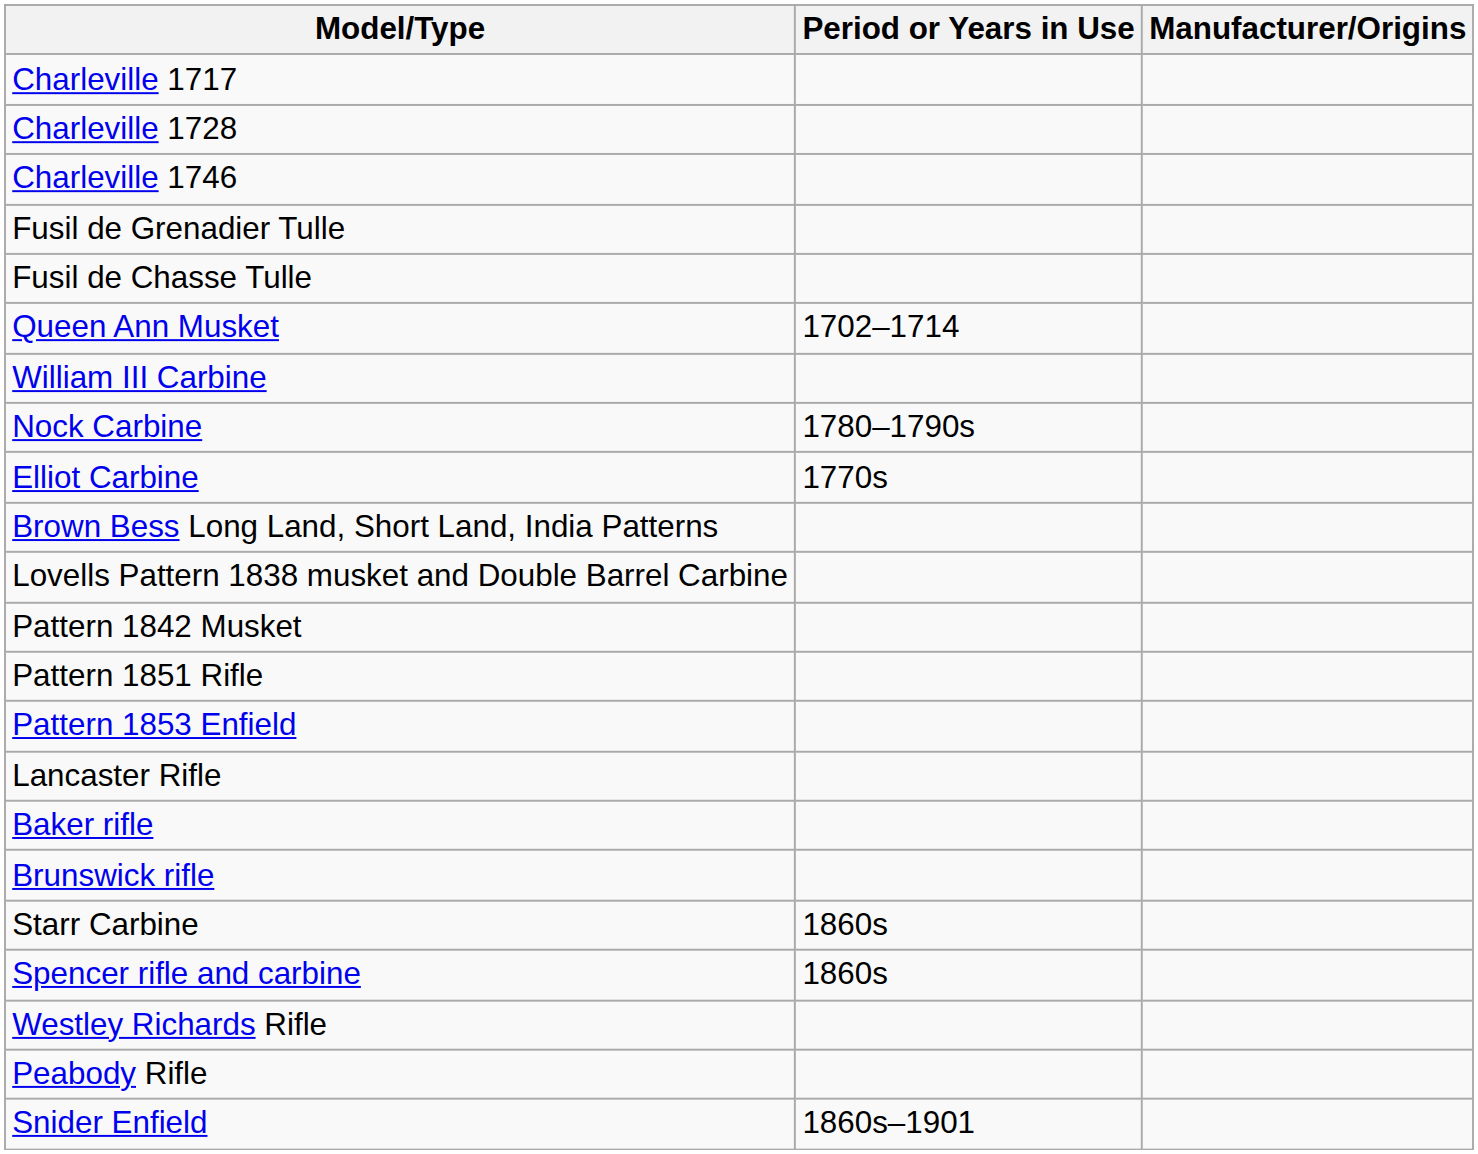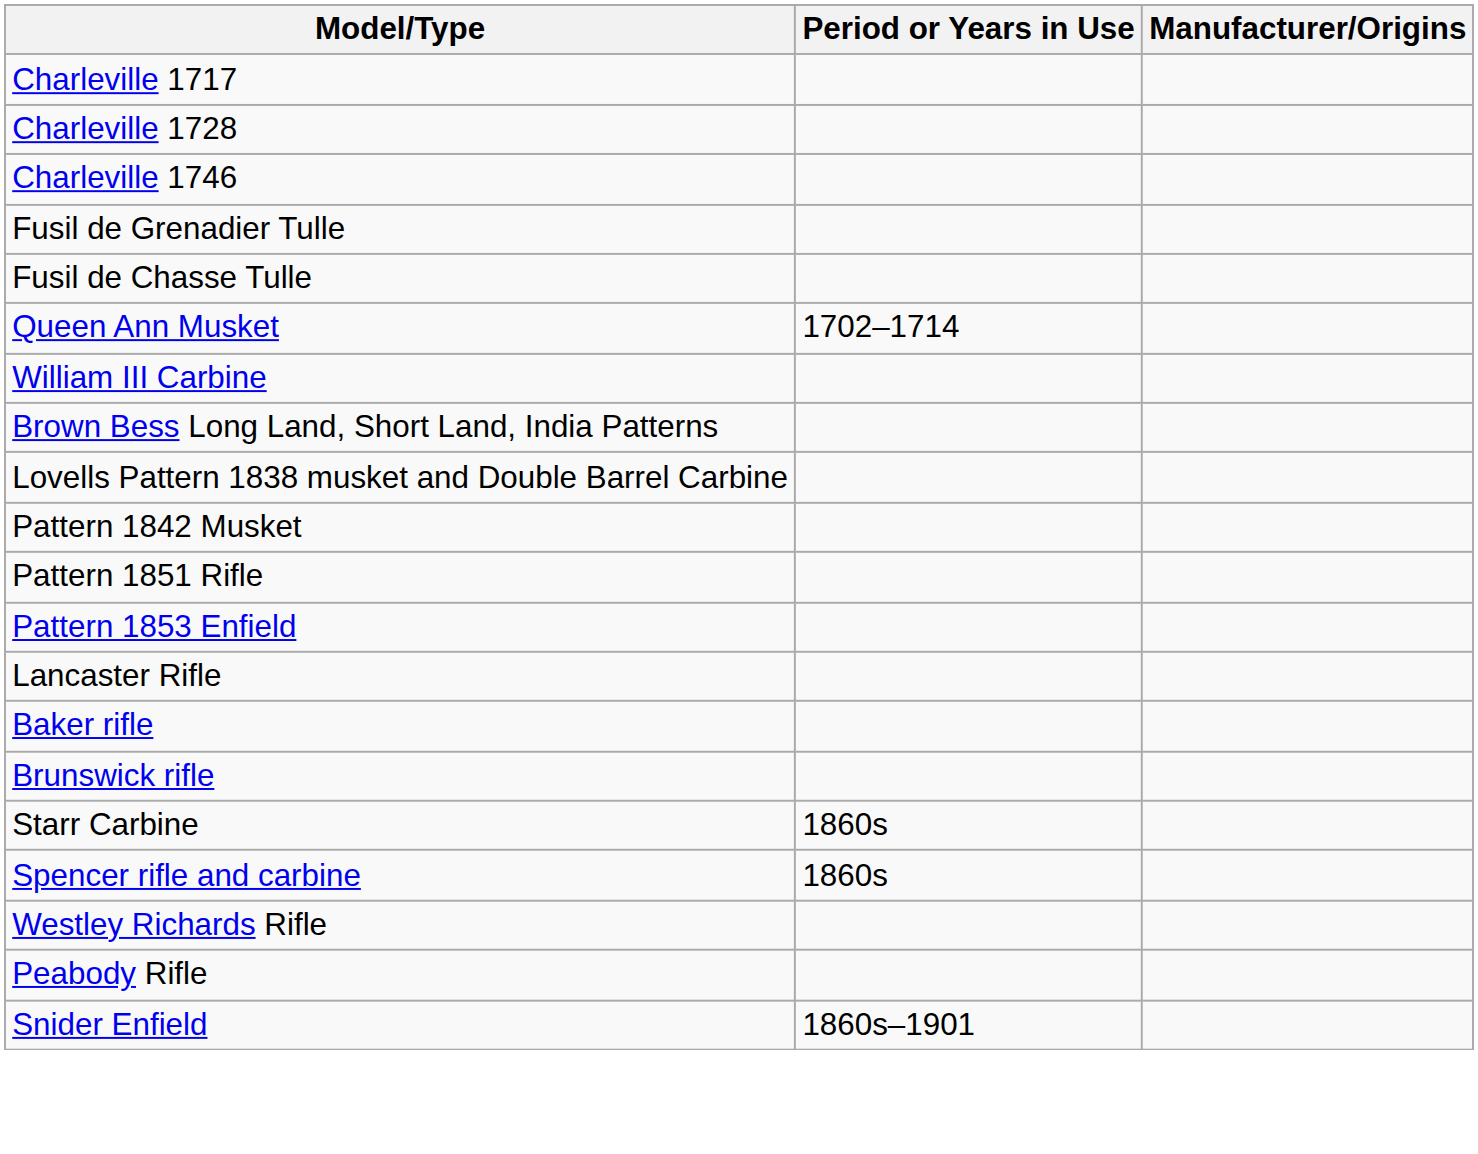- row: (107, 427)
- row: (105, 476)
